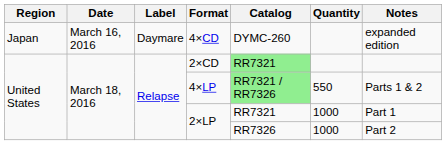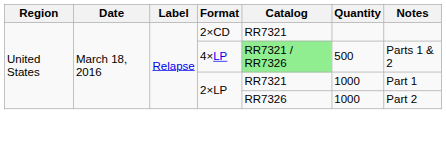- row: (23, 38)
(255, 63) lightgreen background -> (266, 31) no background
(323, 87) 550 -> (344, 56) 500
